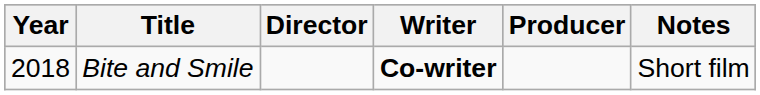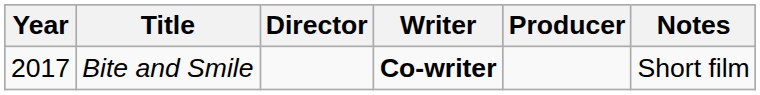(40, 67) 2018 -> (40, 67) 2017
